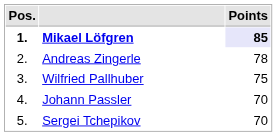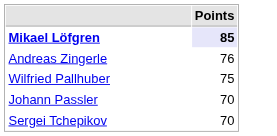- column: (22, 16)
(261, 58) 78 -> (227, 58) 76
